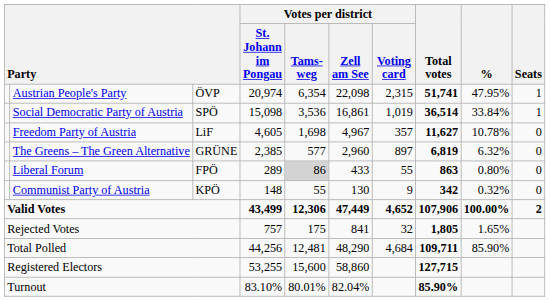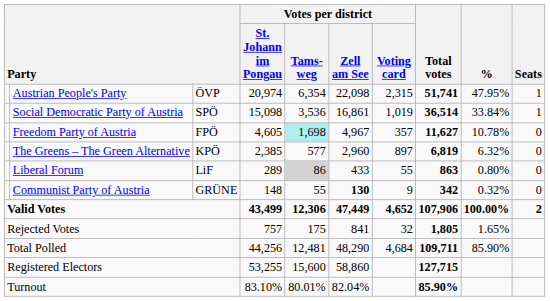(204, 132) LiF -> (207, 132) FPÖ
(312, 132) no background -> (312, 132) paleturquoise background
(216, 151) GRÜNE -> (208, 151) KPÖ
(207, 170) FPÖ -> (204, 170) LiF
(208, 190) KPÖ -> (216, 190) GRÜNE
(360, 190) normal -> (360, 190) bold
